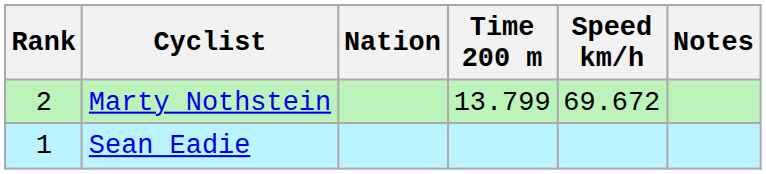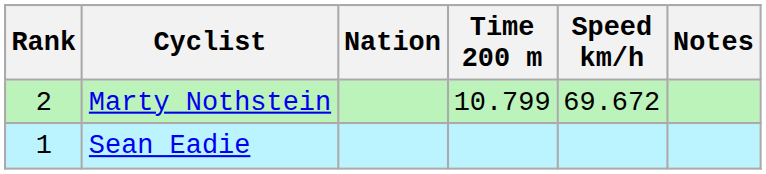(502, 102) 13.799 -> (502, 102) 10.799
